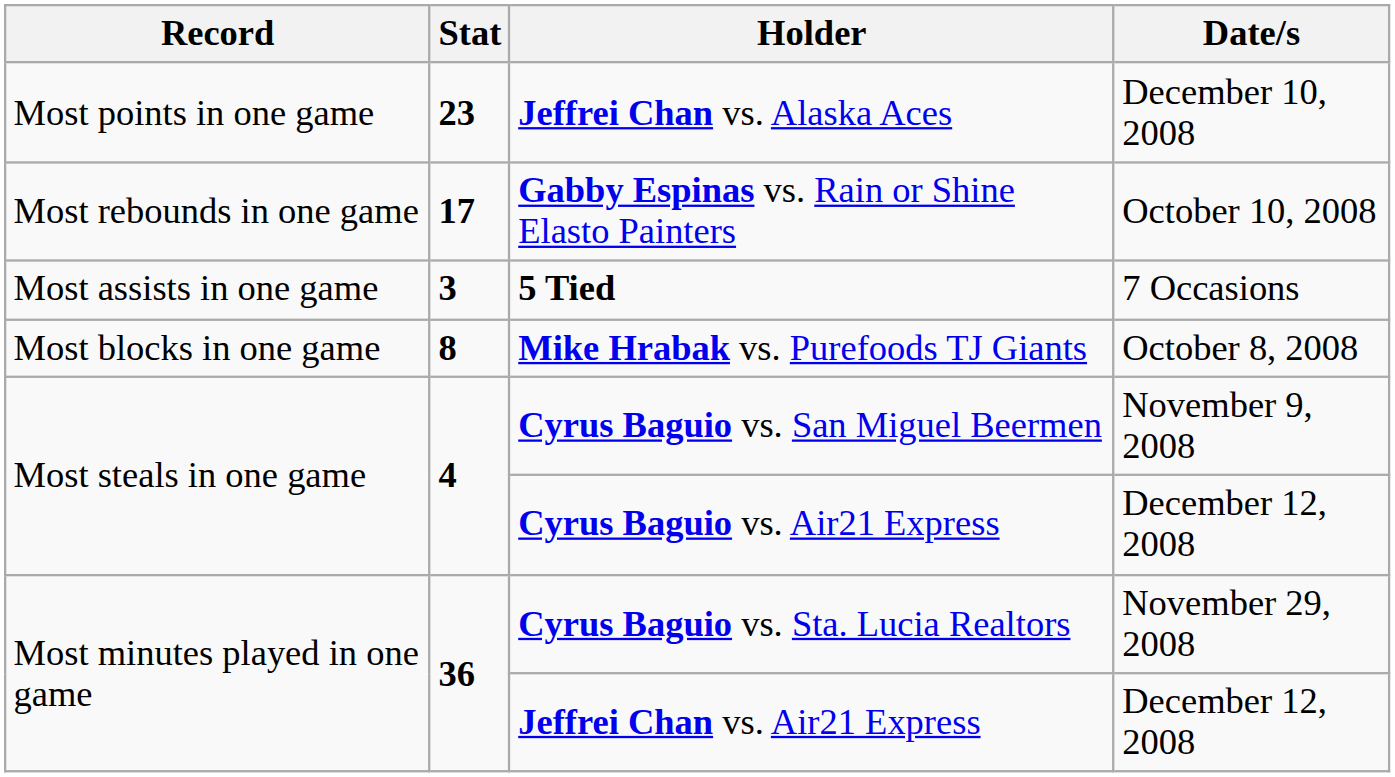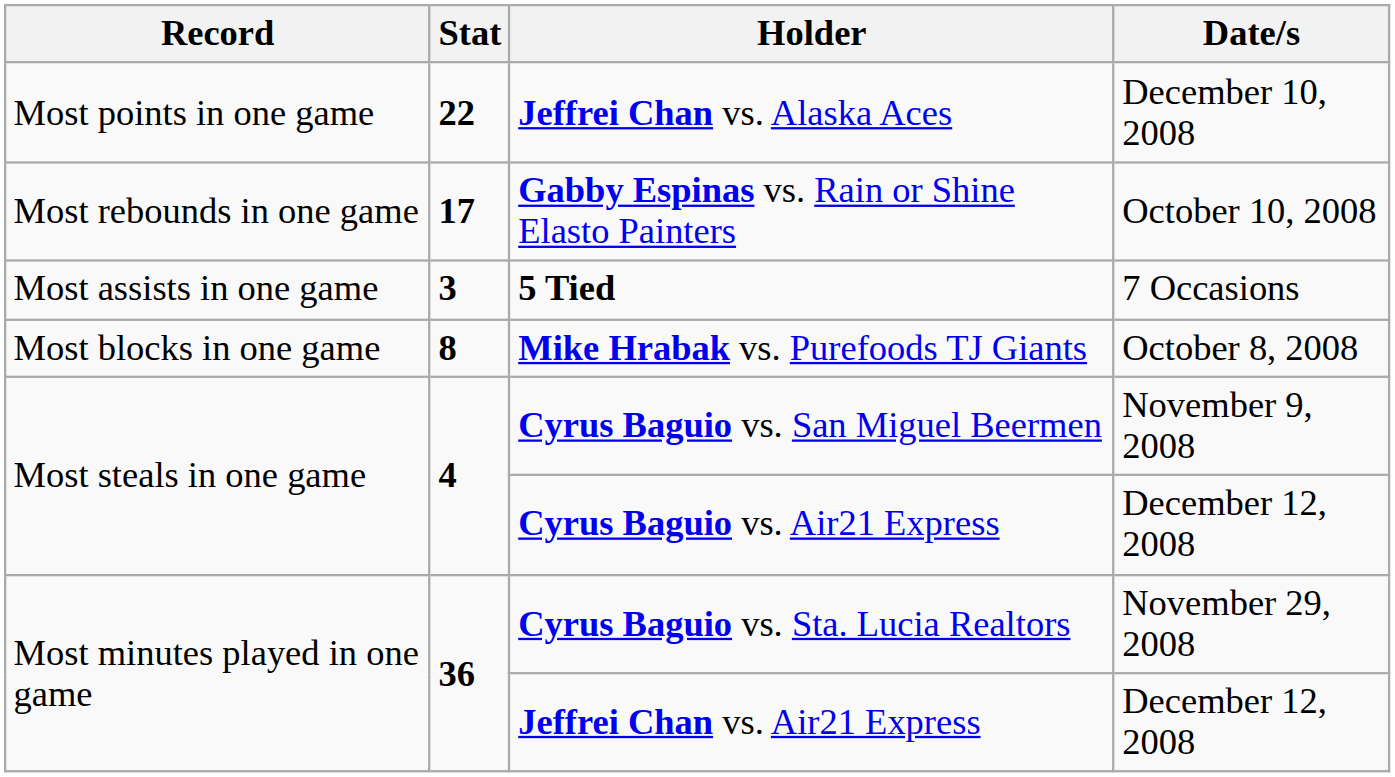(457, 111) 23 -> (457, 111) 22
